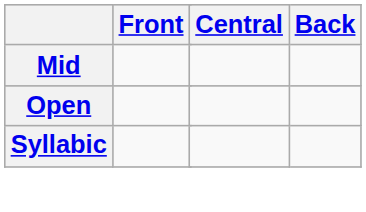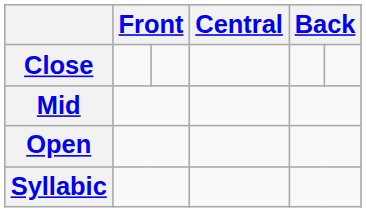+ row: (59, 65)
